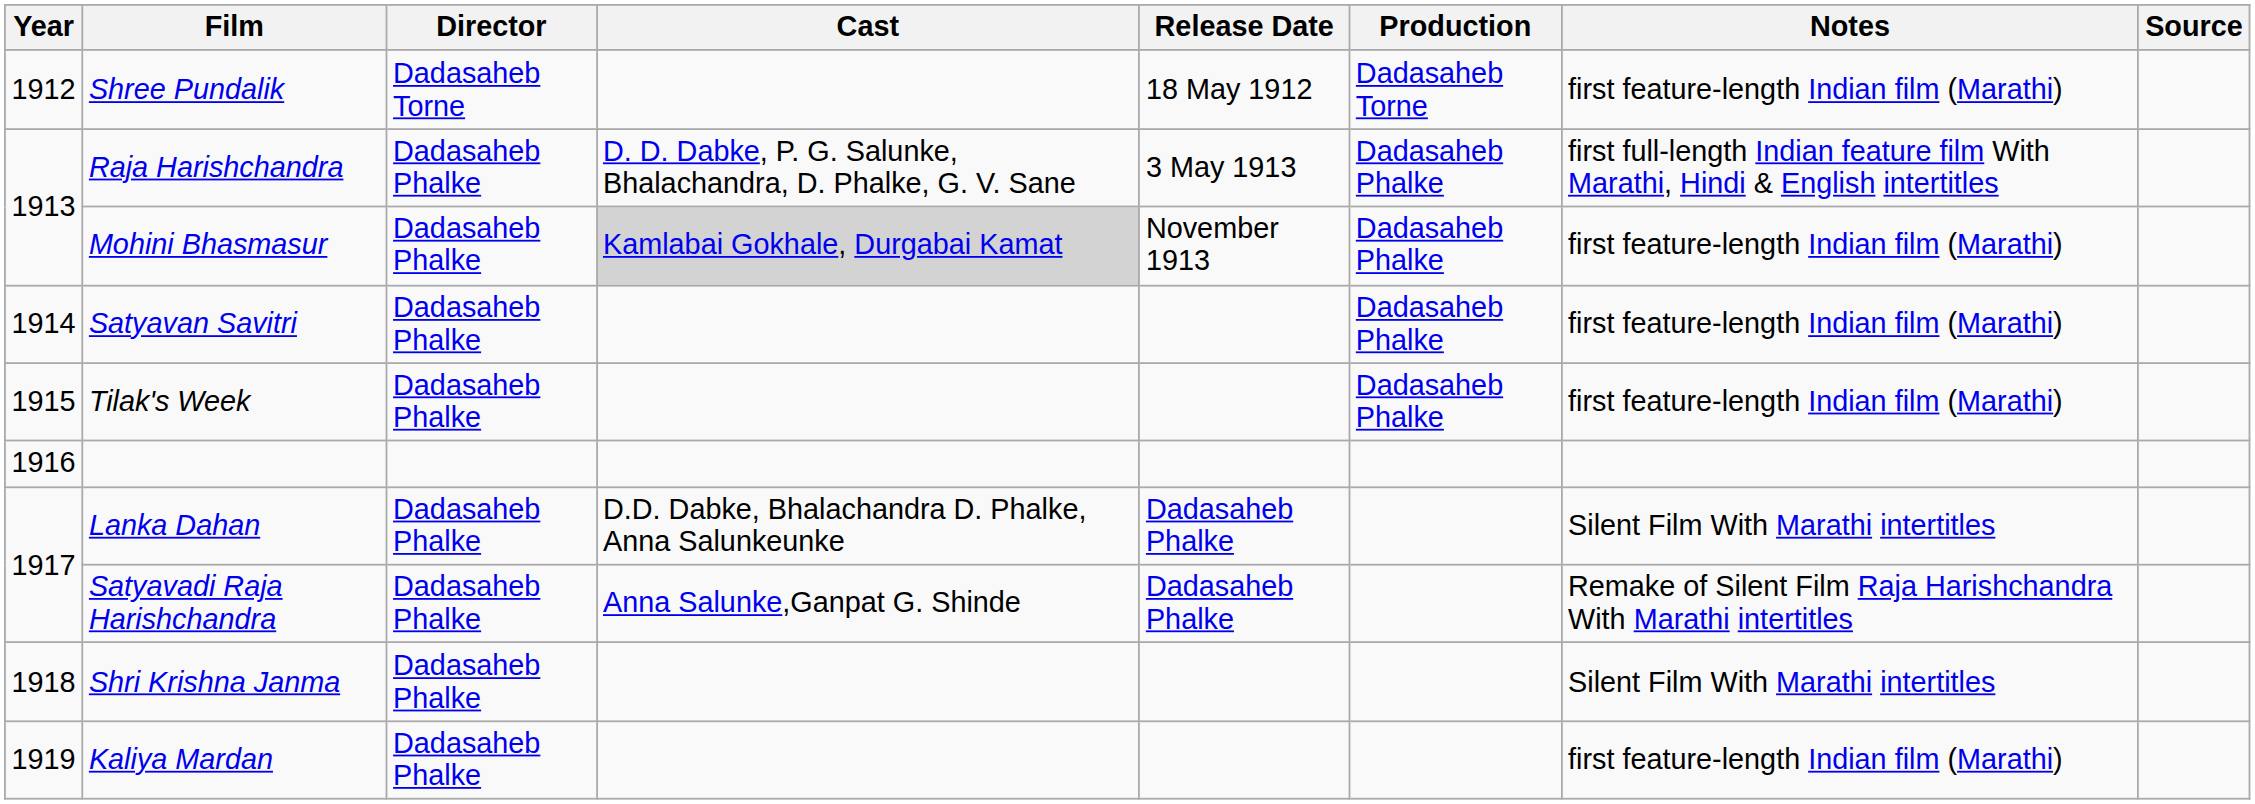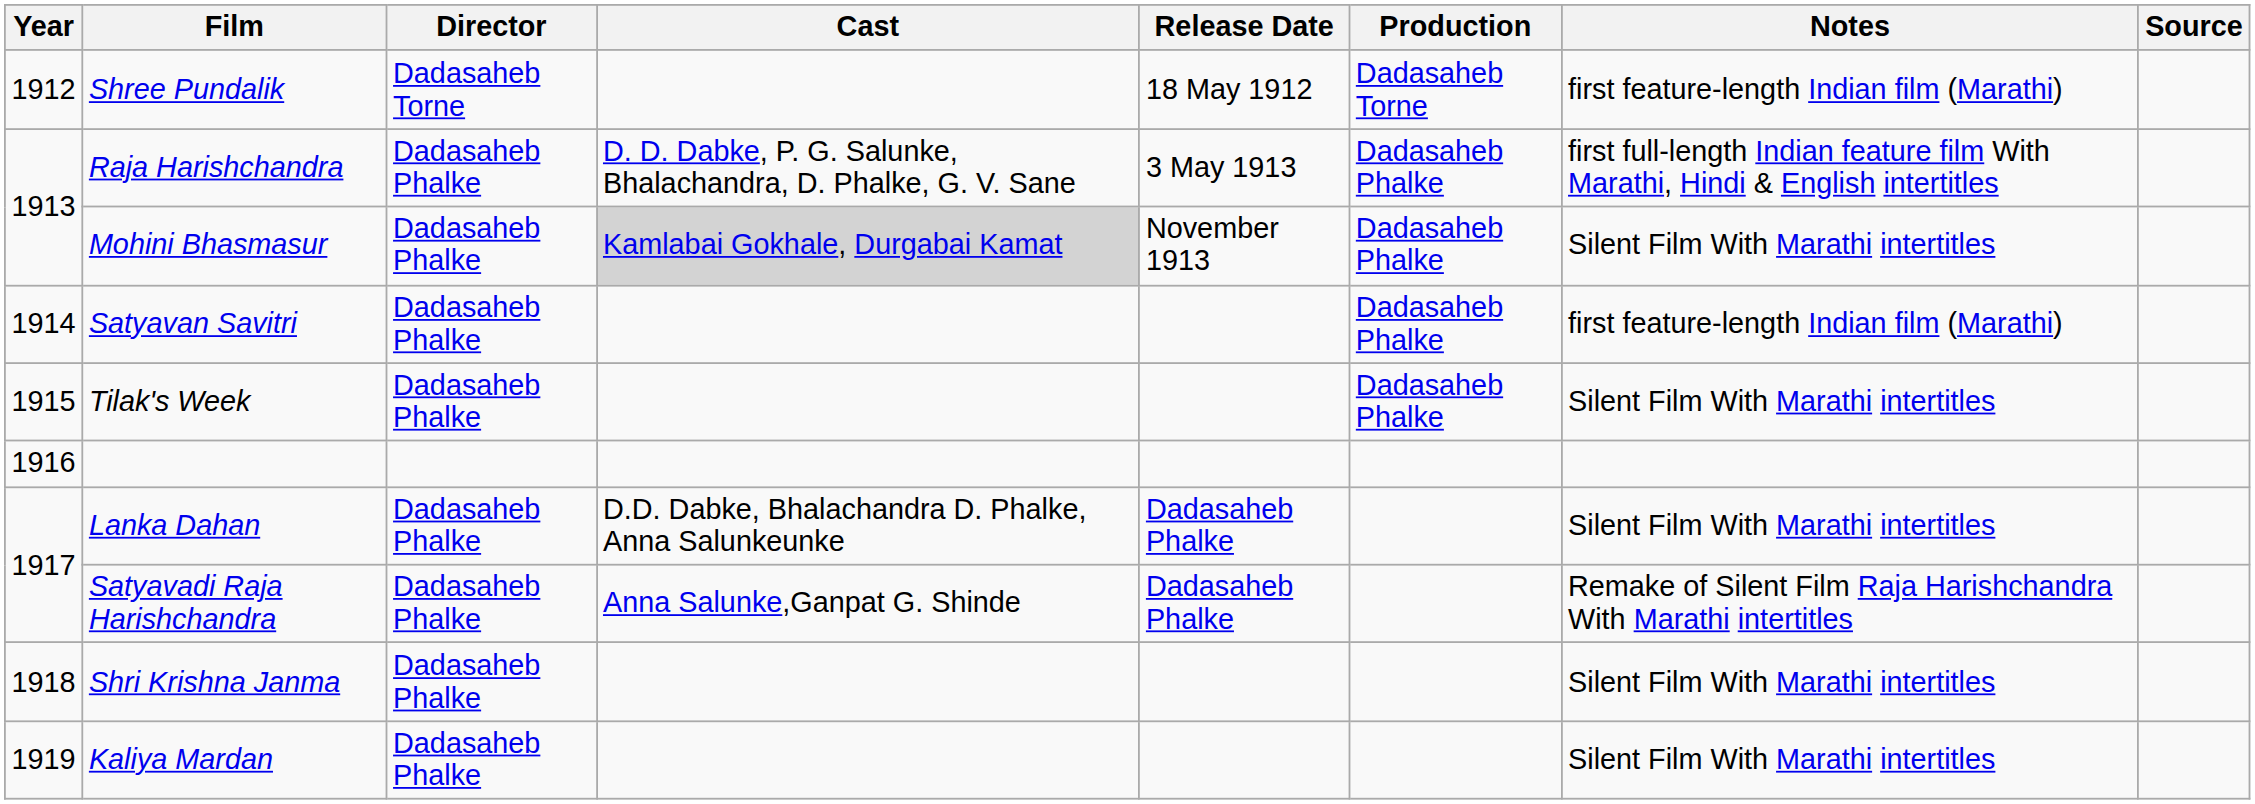(1815, 245) first feature-length Indian film (Marathi) -> (1782, 245) Silent Film With Marathi intertitles
(1815, 401) first feature-length Indian film (Marathi) -> (1782, 401) Silent Film With Marathi intertitles
(1815, 759) first feature-length Indian film (Marathi) -> (1782, 759) Silent Film With Marathi intertitles
